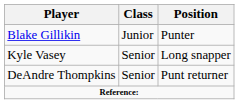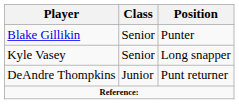(137, 34) Junior -> (138, 34) Senior
(138, 75) Senior -> (137, 75) Junior
